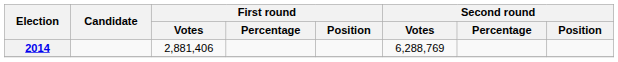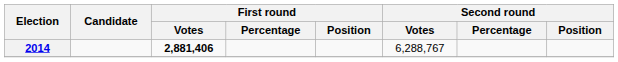(189, 48) normal -> (189, 48) bold
(420, 48) 6,288,769 -> (420, 48) 6,288,767
